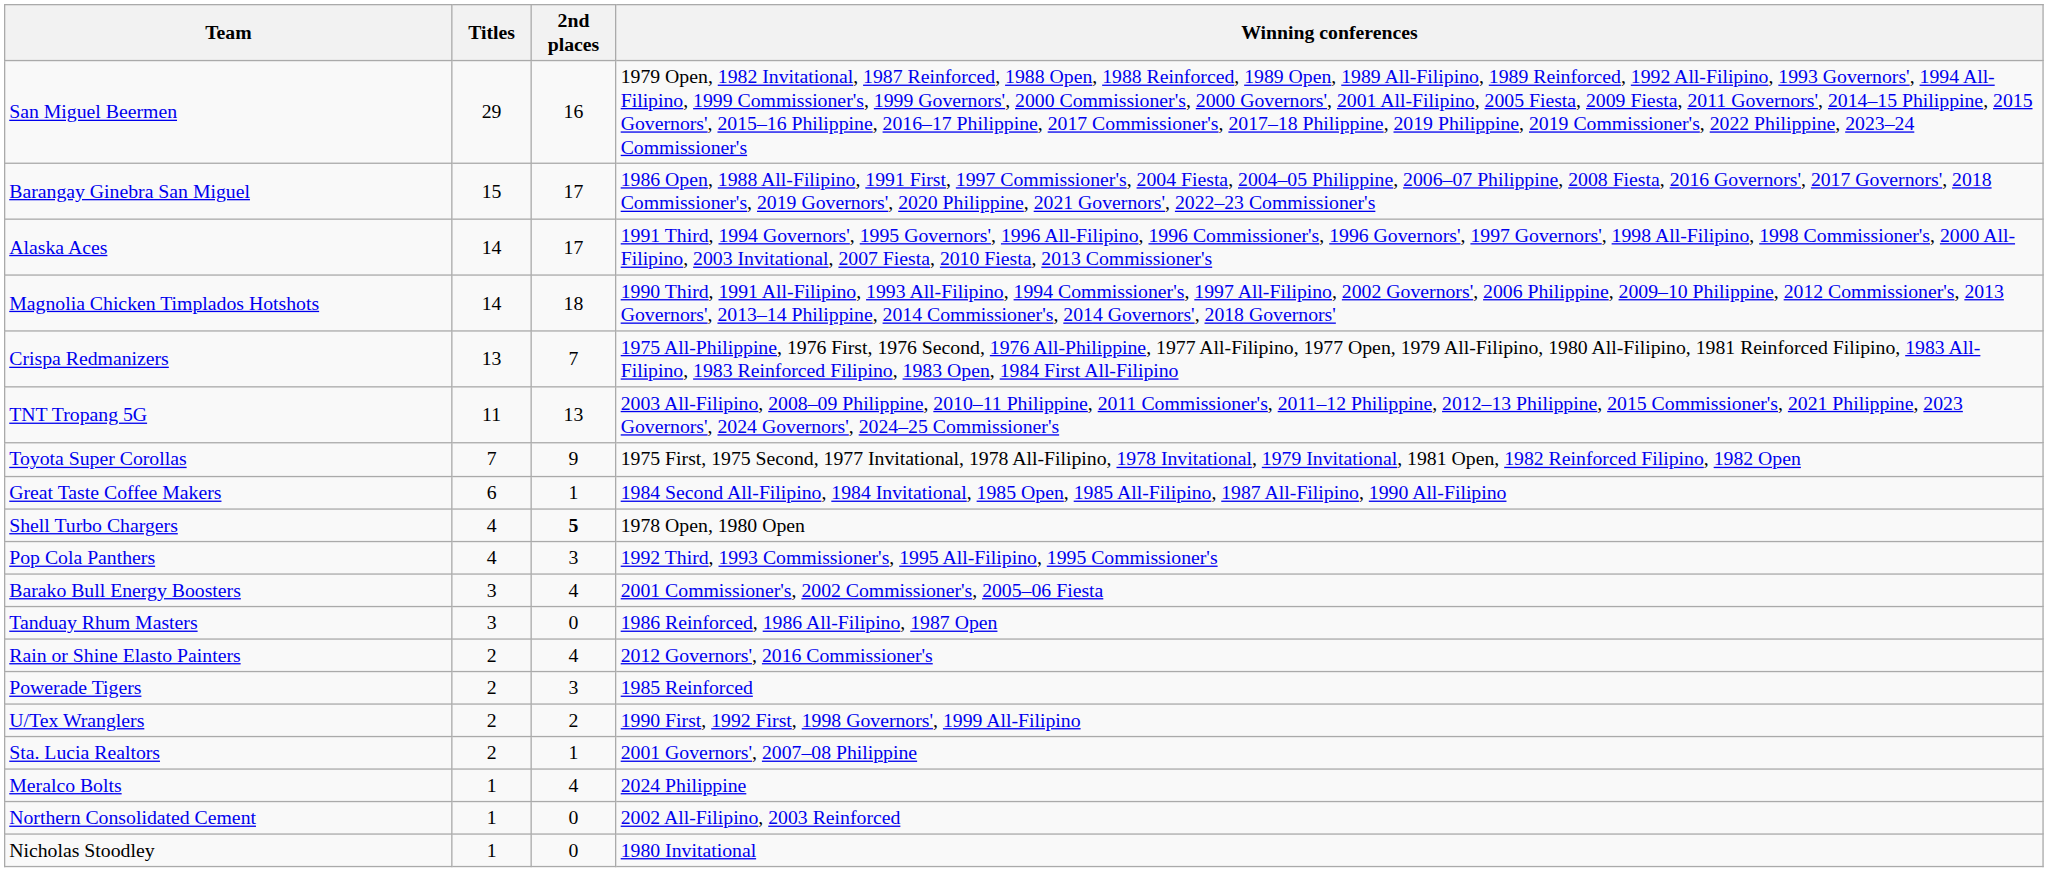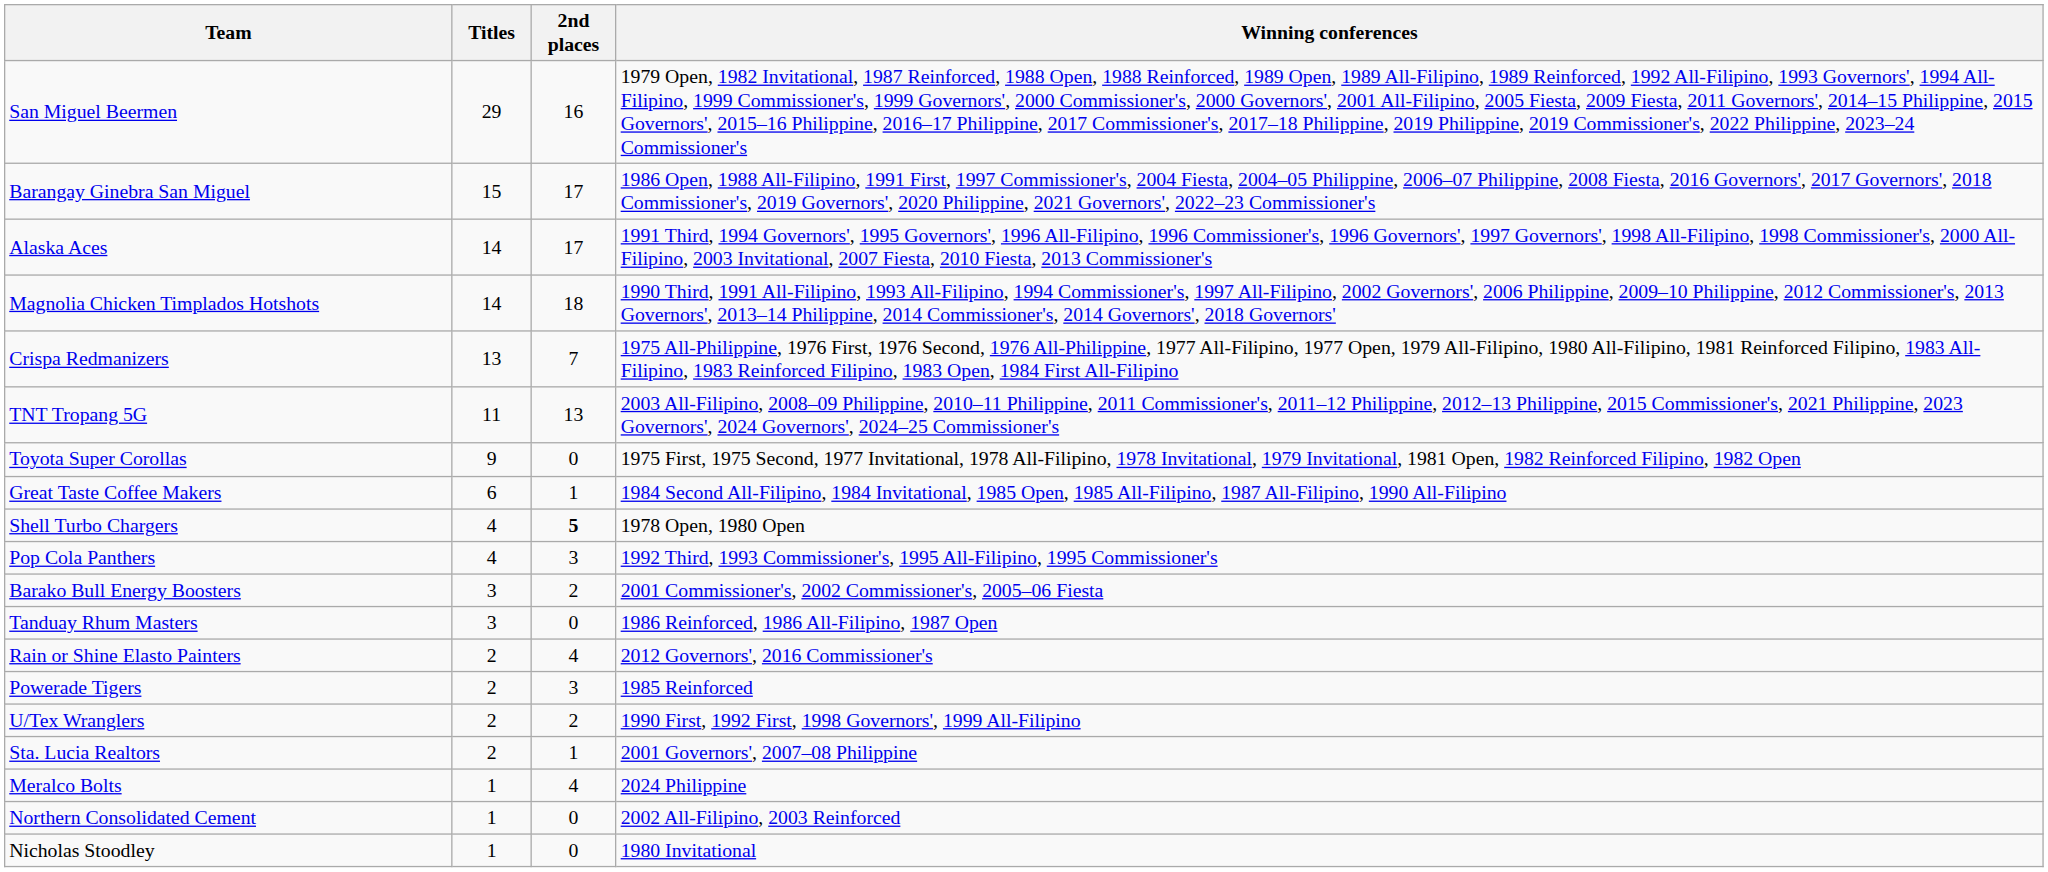(492, 459) 7 -> (492, 459) 9
(573, 459) 9 -> (573, 459) 0
(573, 589) 4 -> (573, 589) 2
